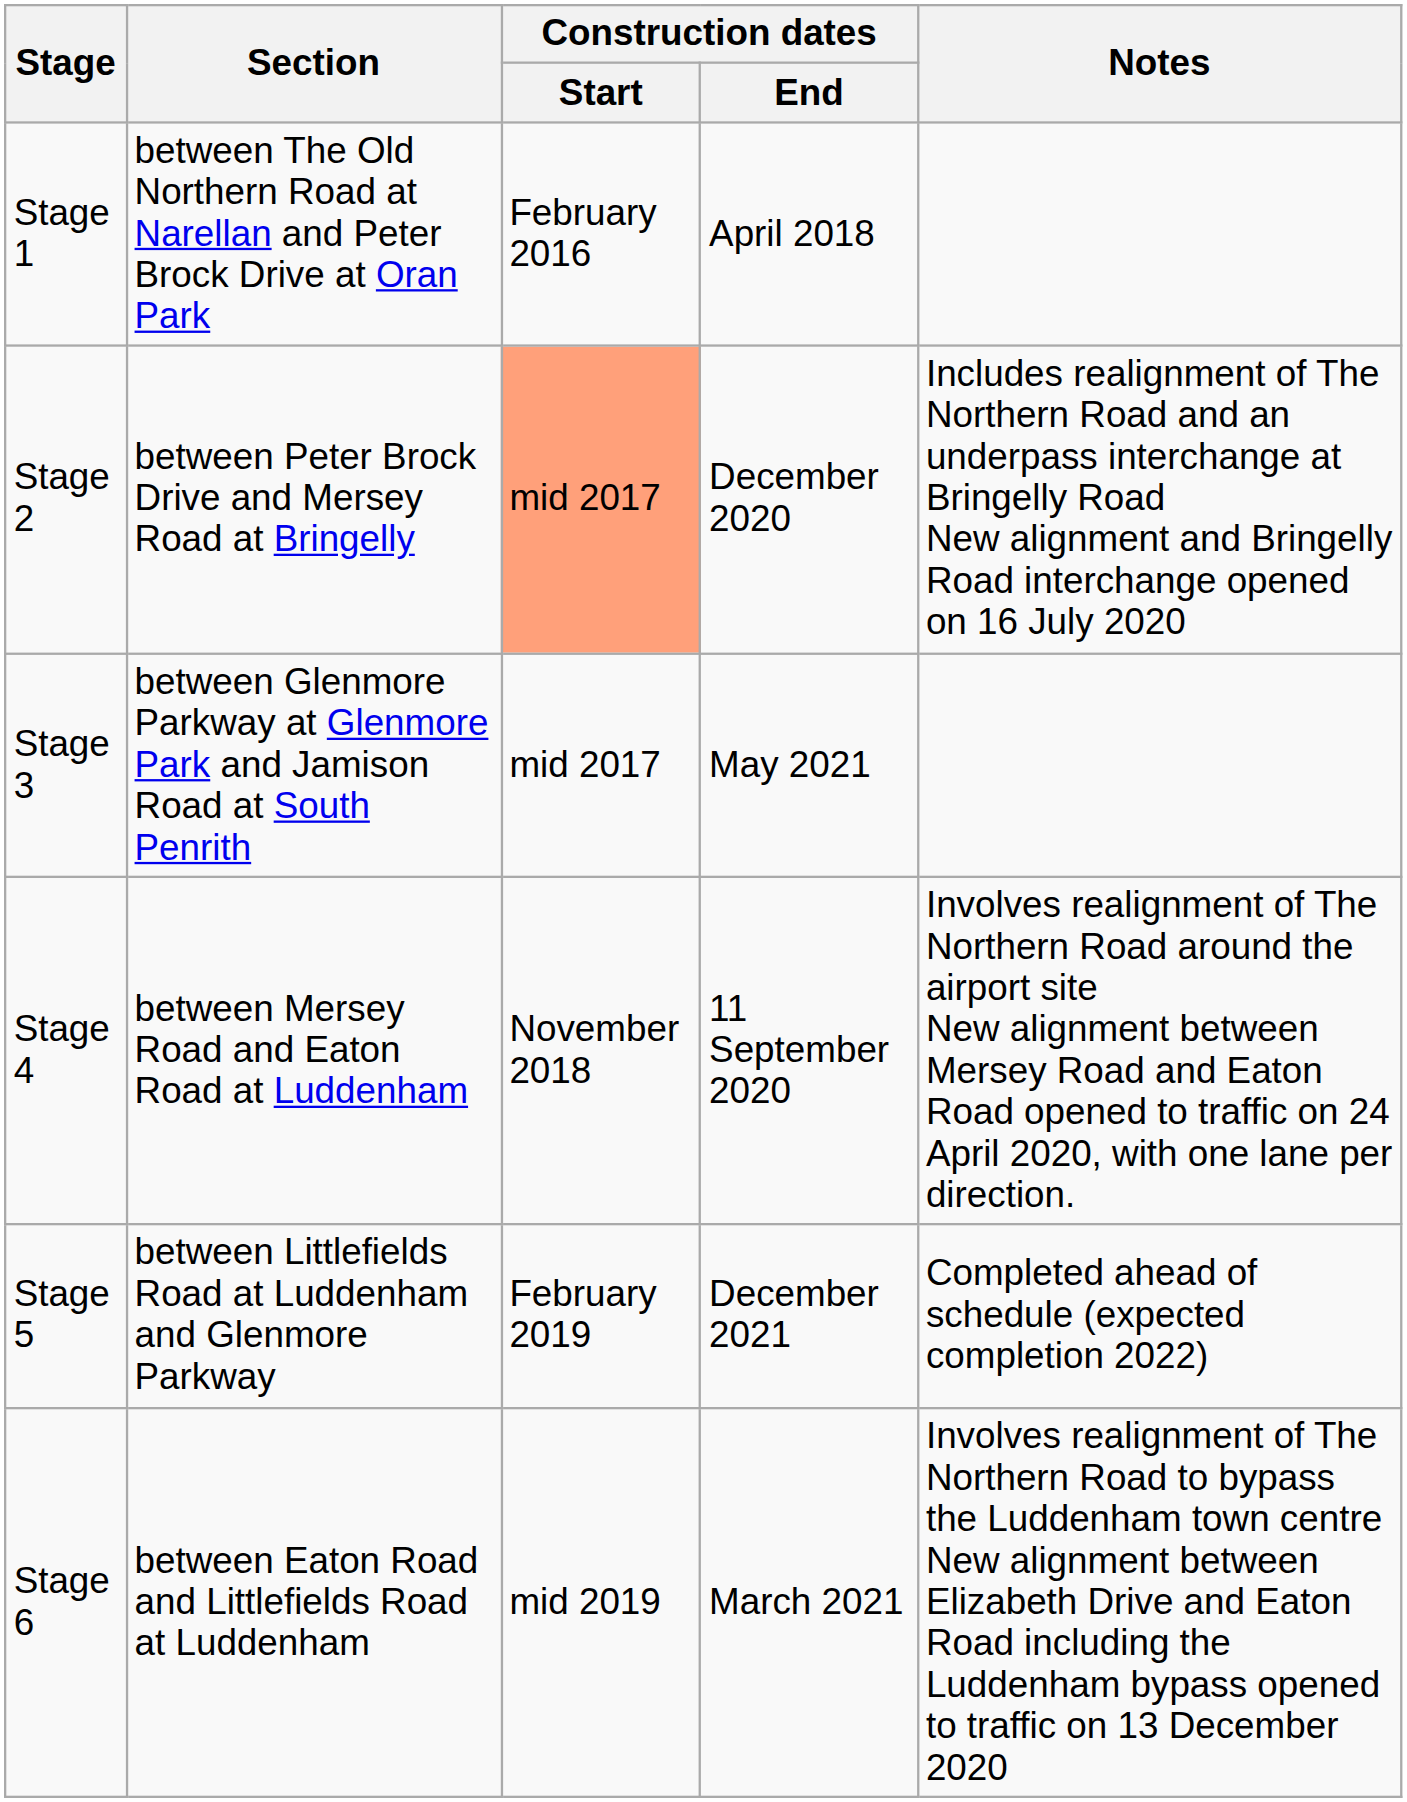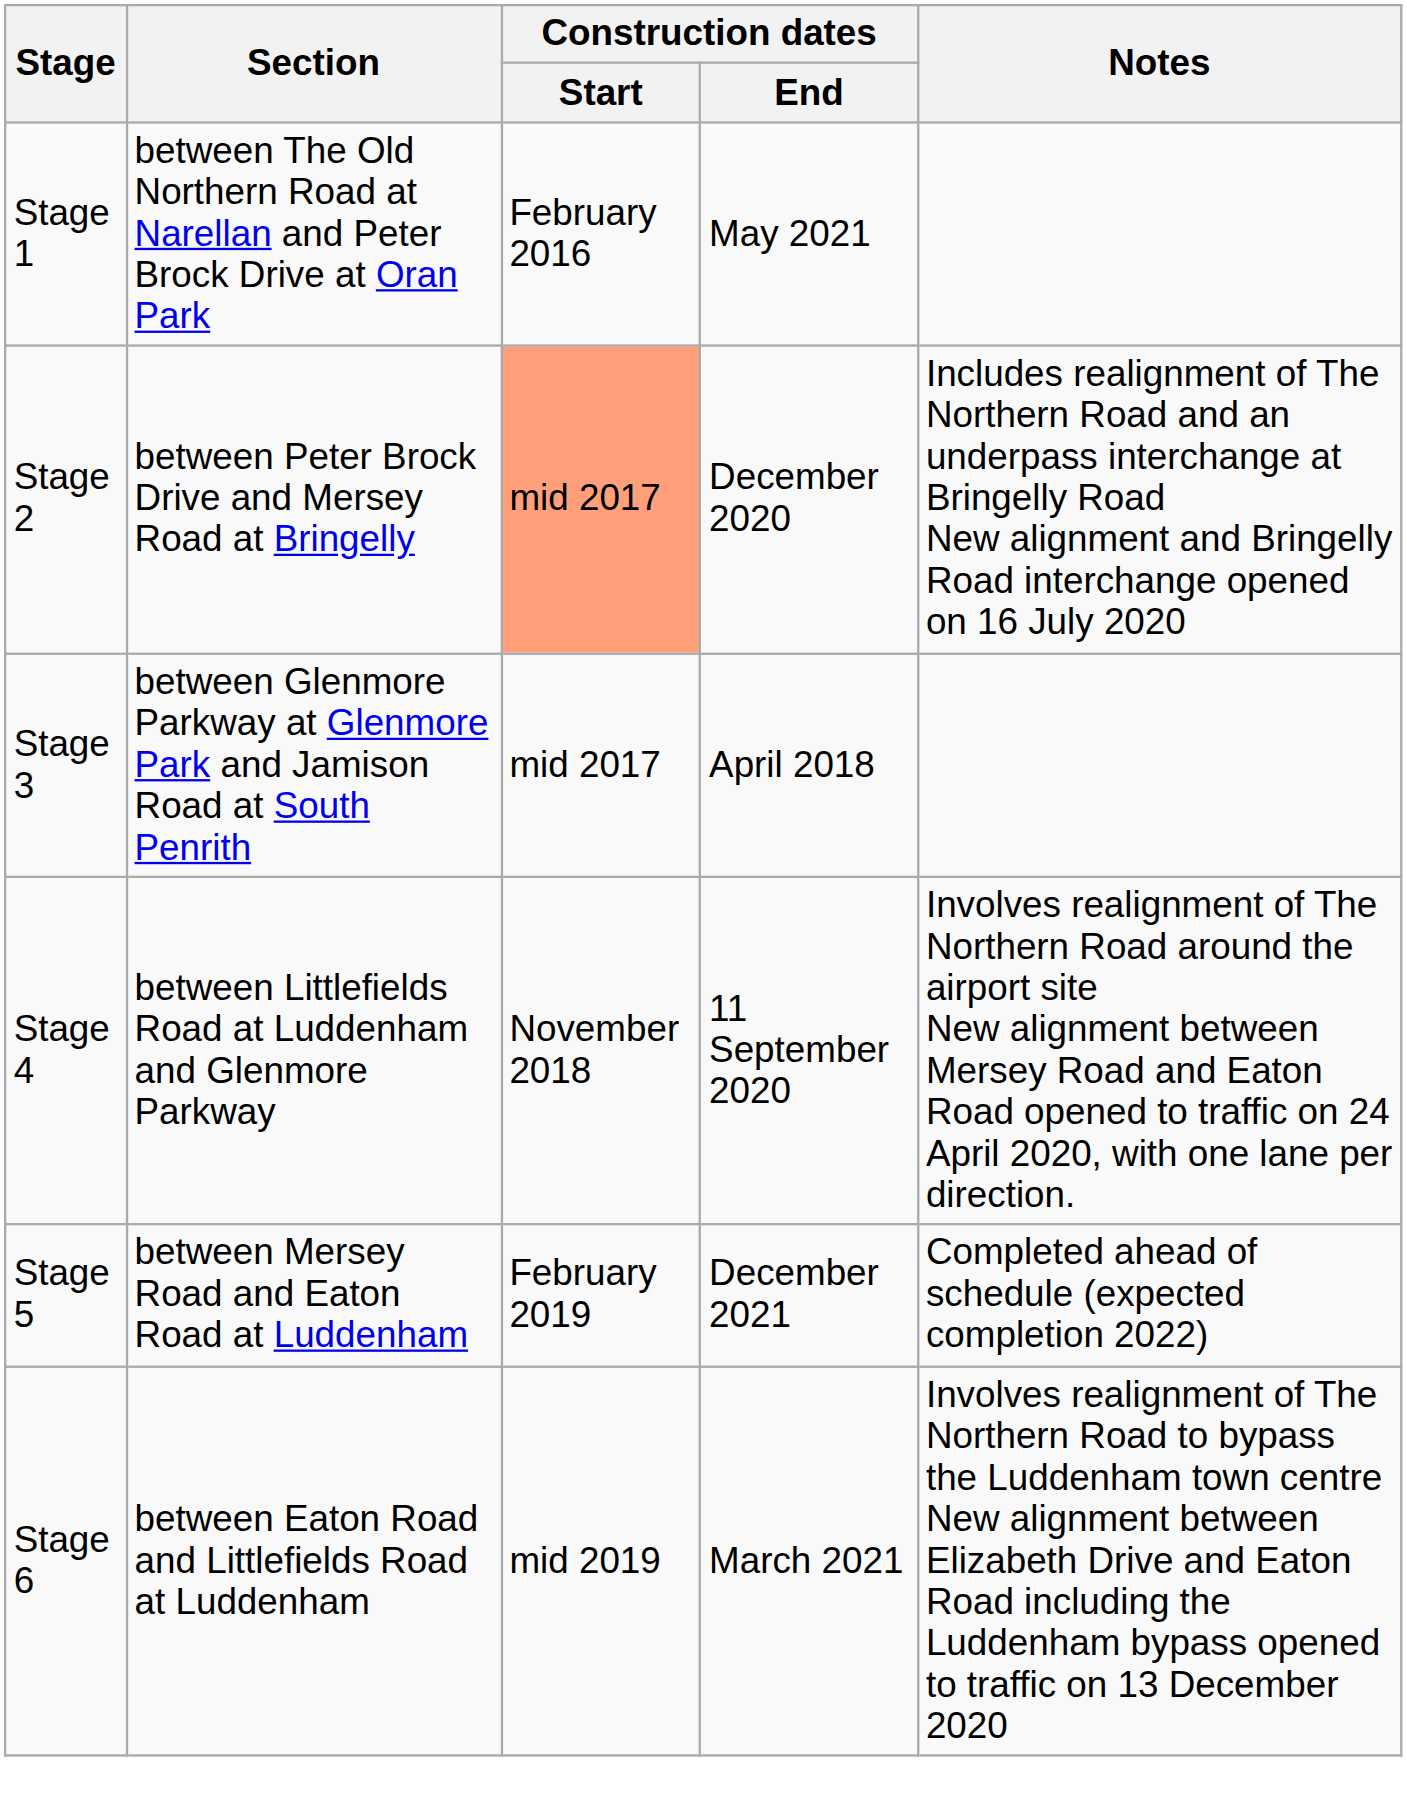(792, 233) April 2018 -> (790, 233) May 2021
(790, 763) May 2021 -> (792, 763) April 2018
(301, 1049) between Mersey Road and Eaton Road at Luddenham -> (301, 1049) between Littlefields Road at Luddenham and Glenmore Parkway
(301, 1315) between Littlefields Road at Luddenham and Glenmore Parkway -> (301, 1294) between Mersey Road and Eaton Road at Luddenham
